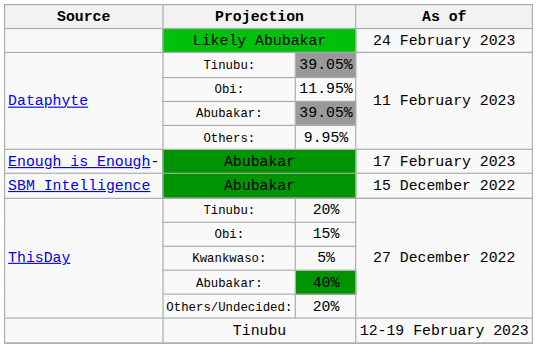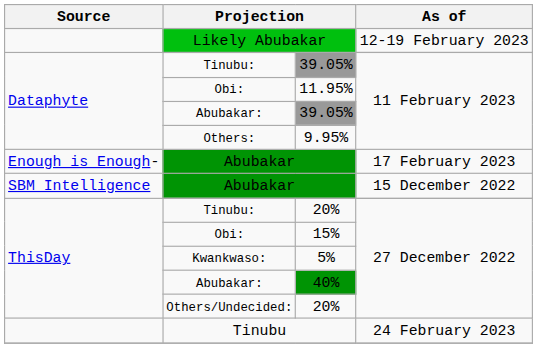(444, 41) 24 February 2023 -> (444, 41) 12-19 February 2023
(444, 331) 12-19 February 2023 -> (444, 331) 24 February 2023
